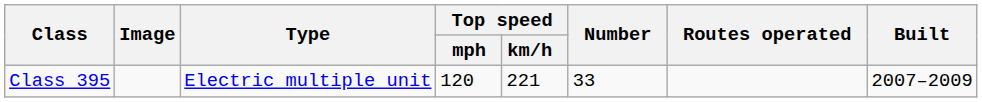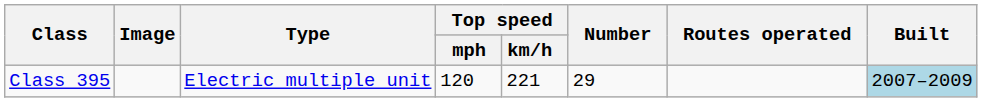(584, 81) 33 -> (584, 81) 29
(922, 81) no background -> (922, 81) lightblue background
